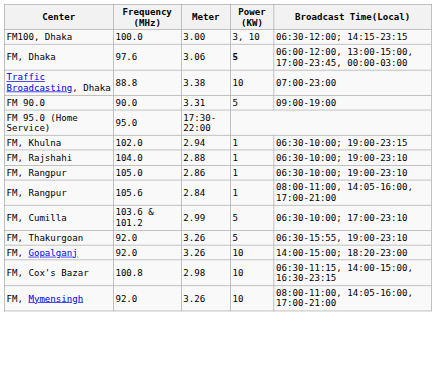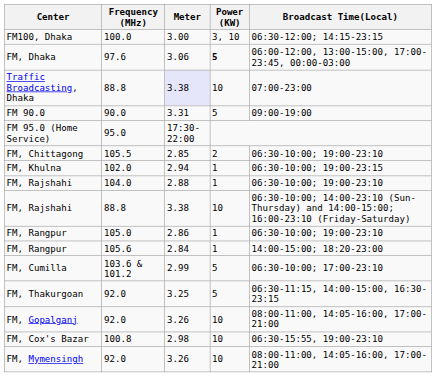(194, 83) no background -> (178, 88) lavender background
+ row: (45, 153)
+ row: (39, 208)
(345, 192) 08:00-11:00, 14:05-16:00, 17:00-21:00 -> (317, 248) 14:00-15:00; 18:20-23:00
(194, 238) 3.26 -> (178, 294) 3.25
(342, 238) 06:30-15:55, 19:00-23:10 -> (339, 294) 06:30-11:15, 14:00-15:00, 16:30-23:15
(342, 253) 14:00-15:00; 18:20-23:00 -> (339, 319) 08:00-11:00, 14:05-16:00, 17:00-21:00
(345, 273) 06:30-11:15, 14:00-15:00, 16:30-23:15 -> (317, 339) 06:30-15:55, 19:00-23:10
